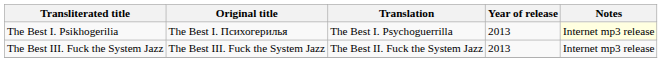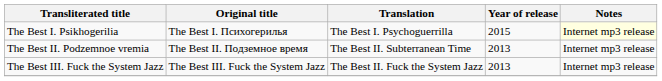(499, 31) 2013 -> (499, 31) 2015
+ row: (78, 48)
